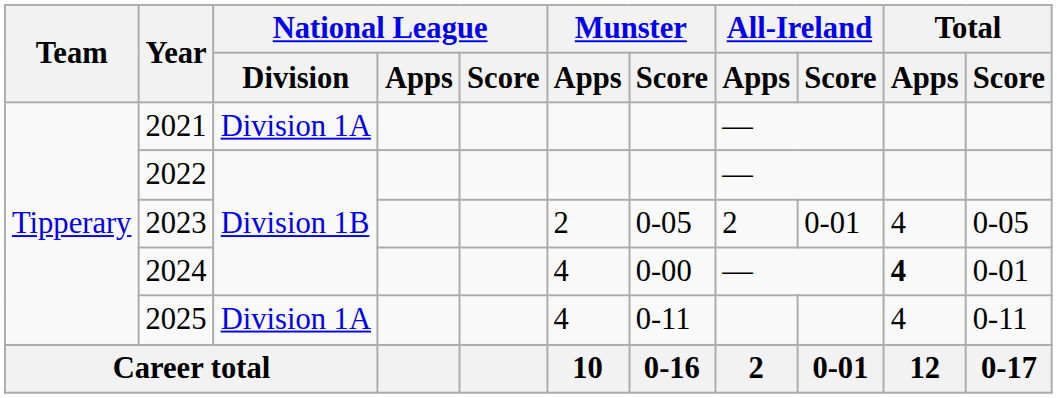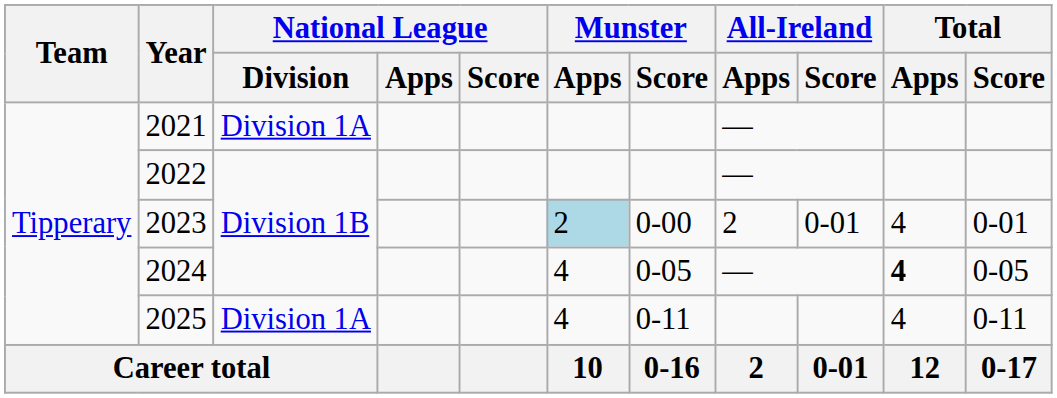(561, 222) no background -> (561, 222) lightblue background
(664, 222) 0-05 -> (664, 222) 0-00
(1001, 222) 0-05 -> (1001, 222) 0-01
(664, 271) 0-00 -> (664, 271) 0-05
(1001, 271) 0-01 -> (1001, 271) 0-05
